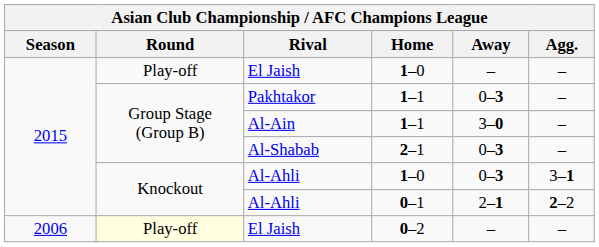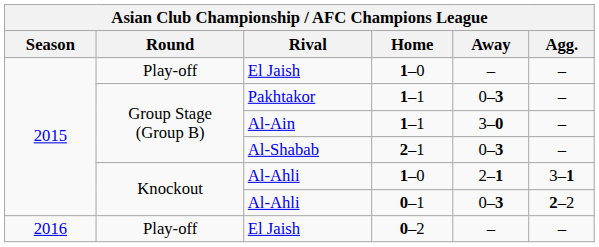(491, 176) 0–3 -> (491, 176) 2–1
(491, 202) 2–1 -> (491, 202) 0–3
(50, 228) 2006 -> (50, 228) 2016
(170, 228) lightyellow background -> (170, 228) no background
